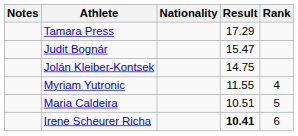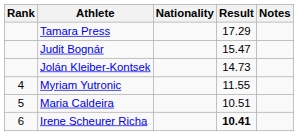columns swapped: (277, 13) <-> (23, 13)
(240, 67) 14.75 -> (236, 67) 14.73
